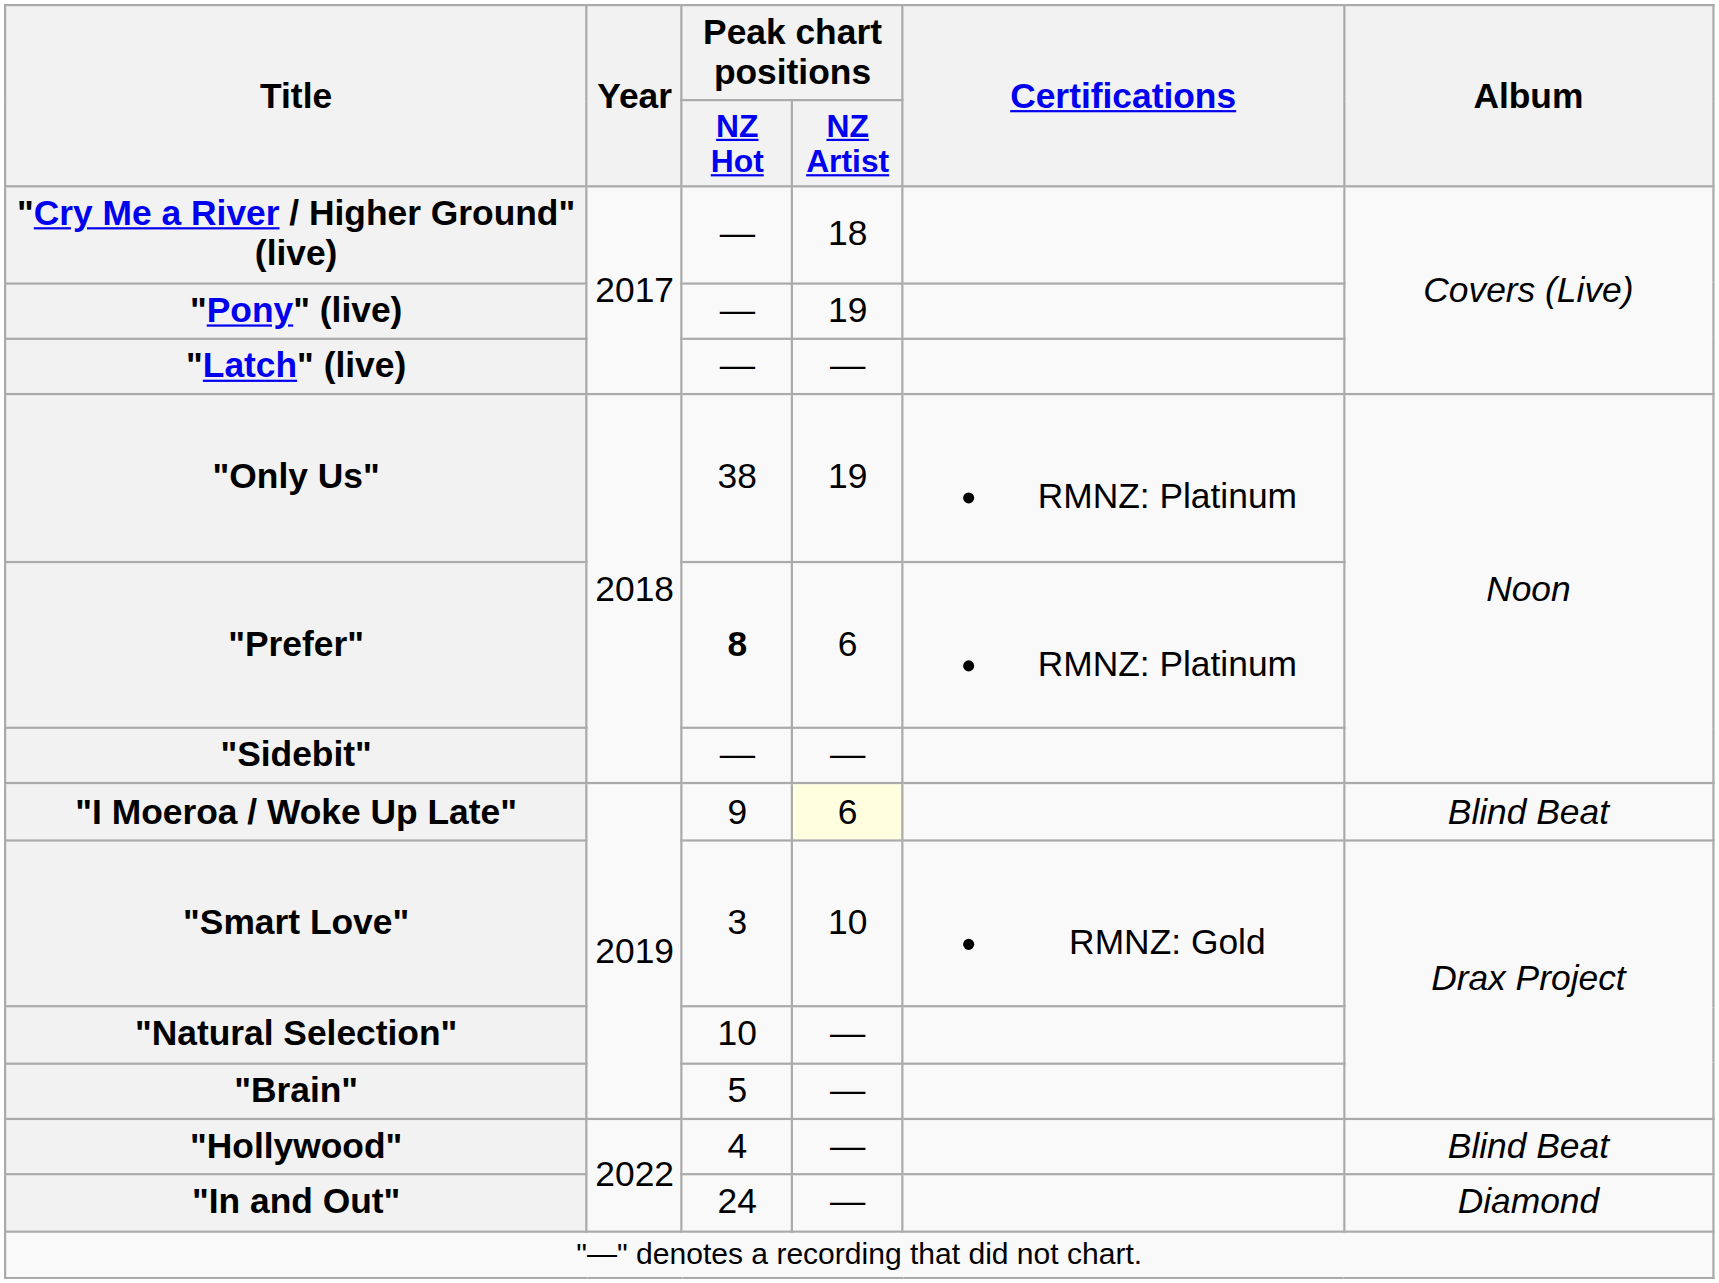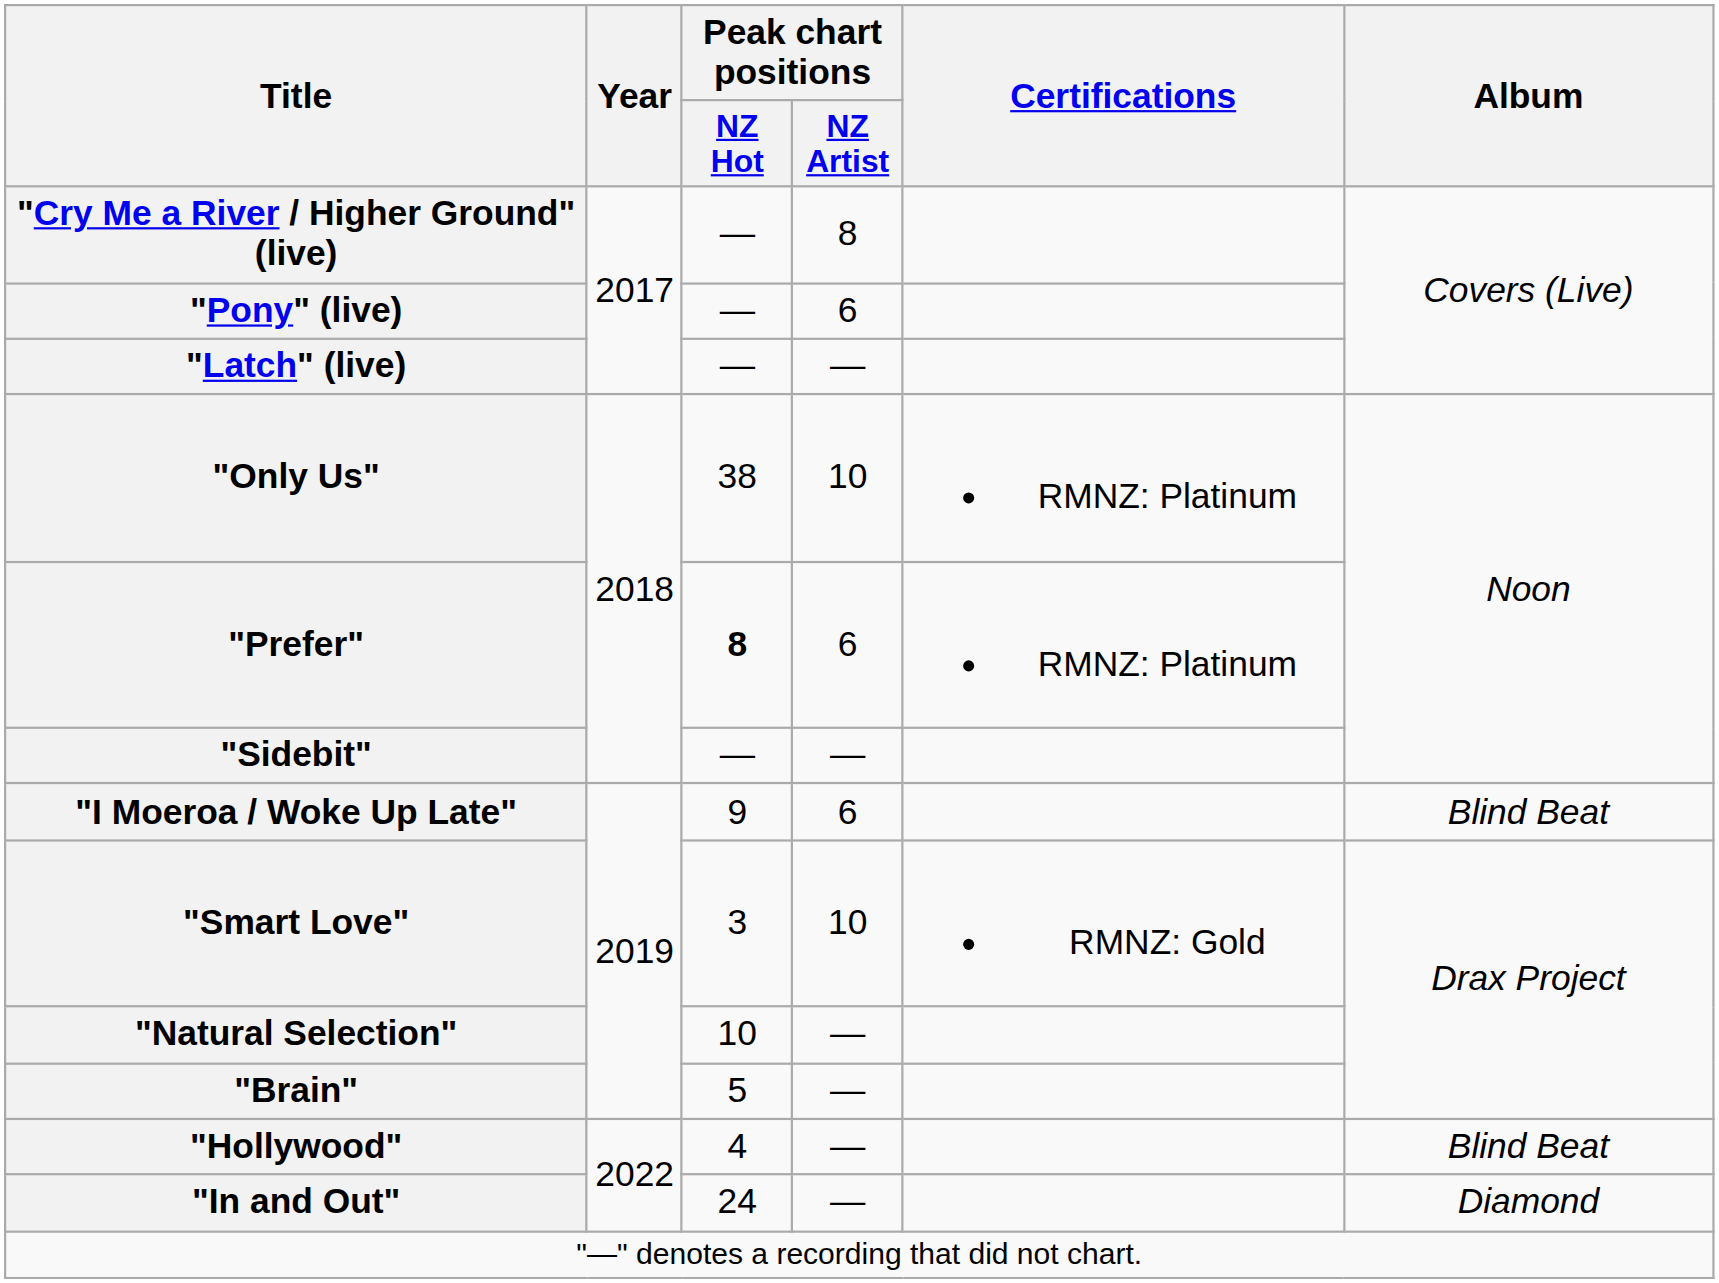(848, 233) 18 -> (848, 233) 8
(848, 309) 19 -> (848, 309) 6
(848, 477) 19 -> (848, 477) 10
(848, 811) lightyellow background -> (848, 811) no background
